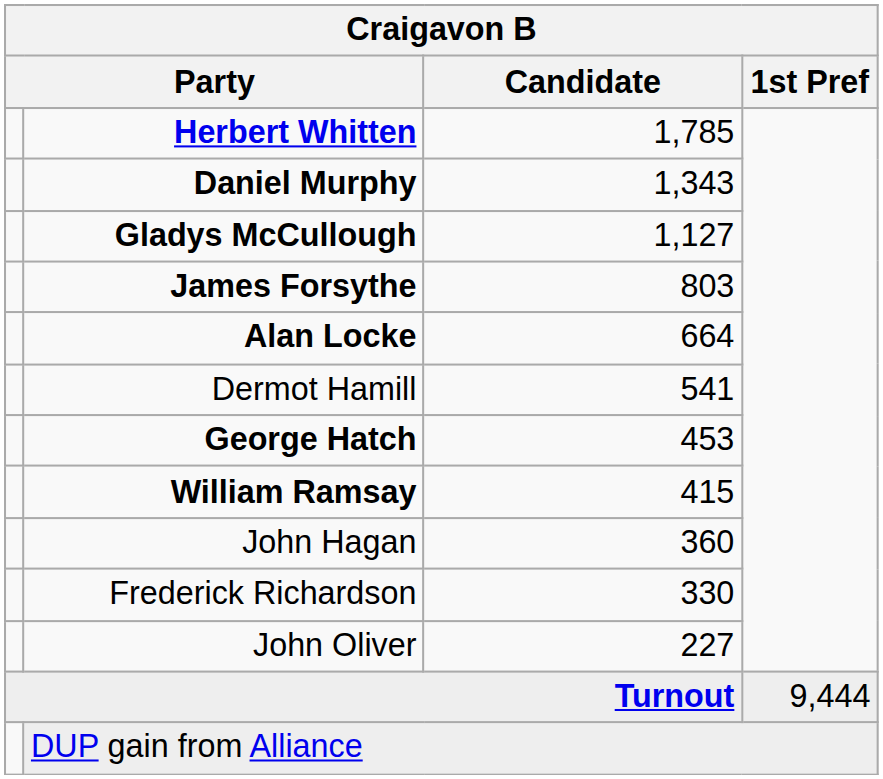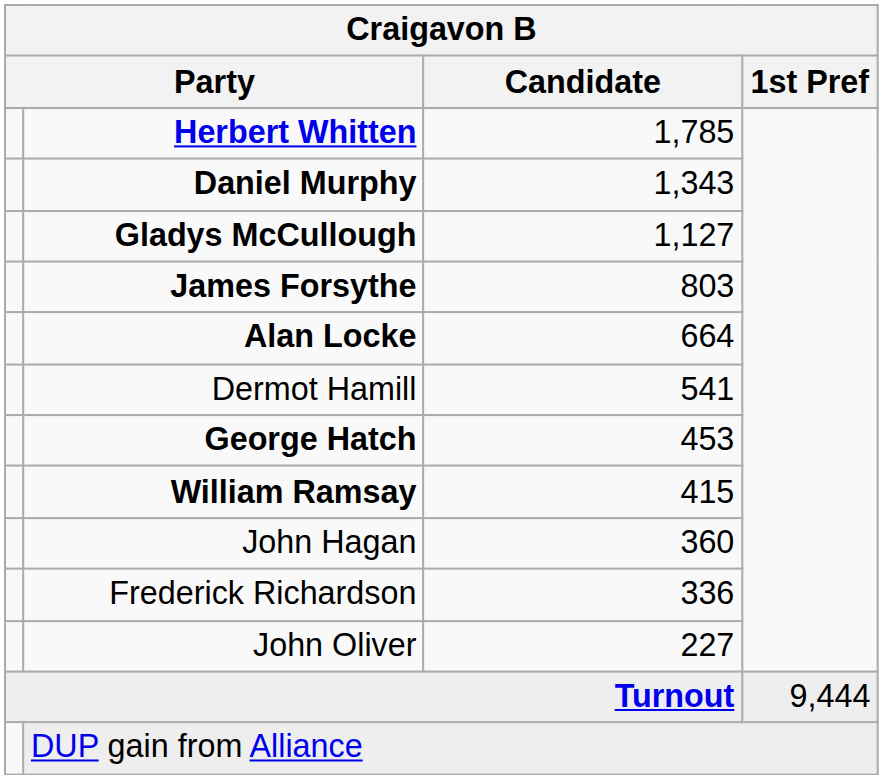(707, 593) 330 -> (707, 593) 336
